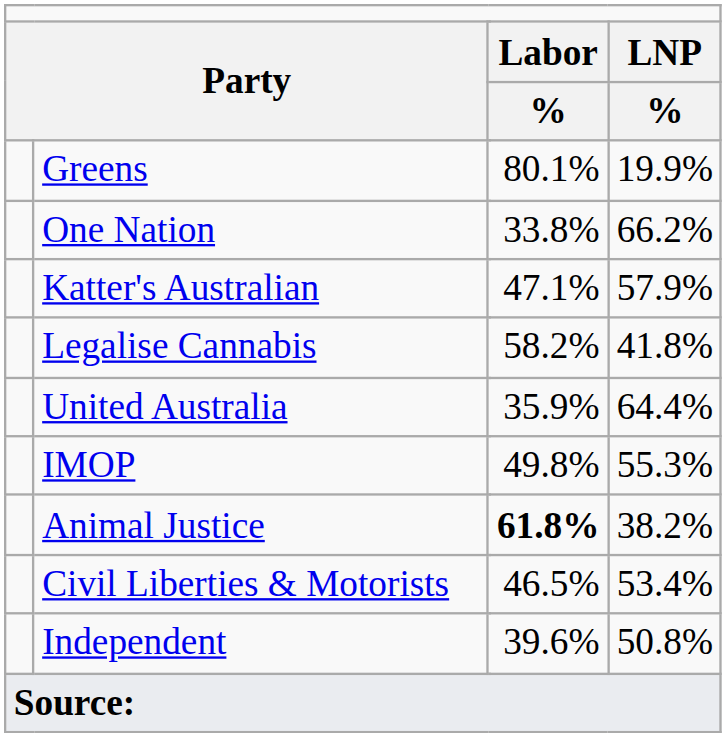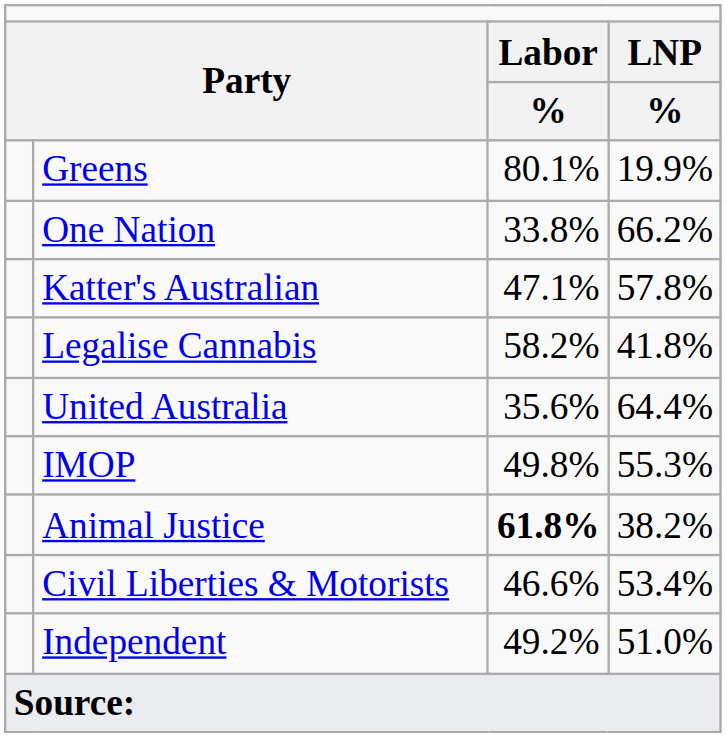(665, 287) 57.9% -> (665, 287) 57.8%
(551, 405) 35.9% -> (551, 405) 35.6%
(551, 583) 46.5% -> (551, 583) 46.6%
(551, 642) 39.6% -> (551, 642) 49.2%
(665, 642) 50.8% -> (665, 642) 51.0%
